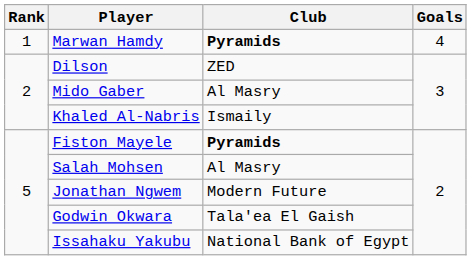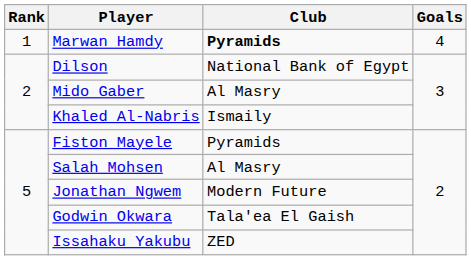(221, 67) ZED -> (308, 67) National Bank of Egypt
(244, 142) bold -> (244, 142) normal
(308, 242) National Bank of Egypt -> (221, 242) ZED
